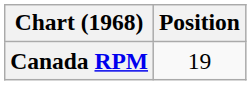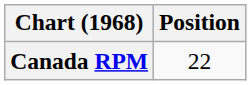(199, 60) 19 -> (199, 60) 22
